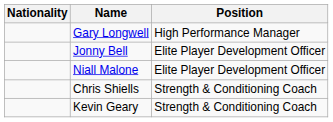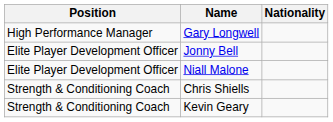columns swapped: (240, 13) <-> (37, 13)
